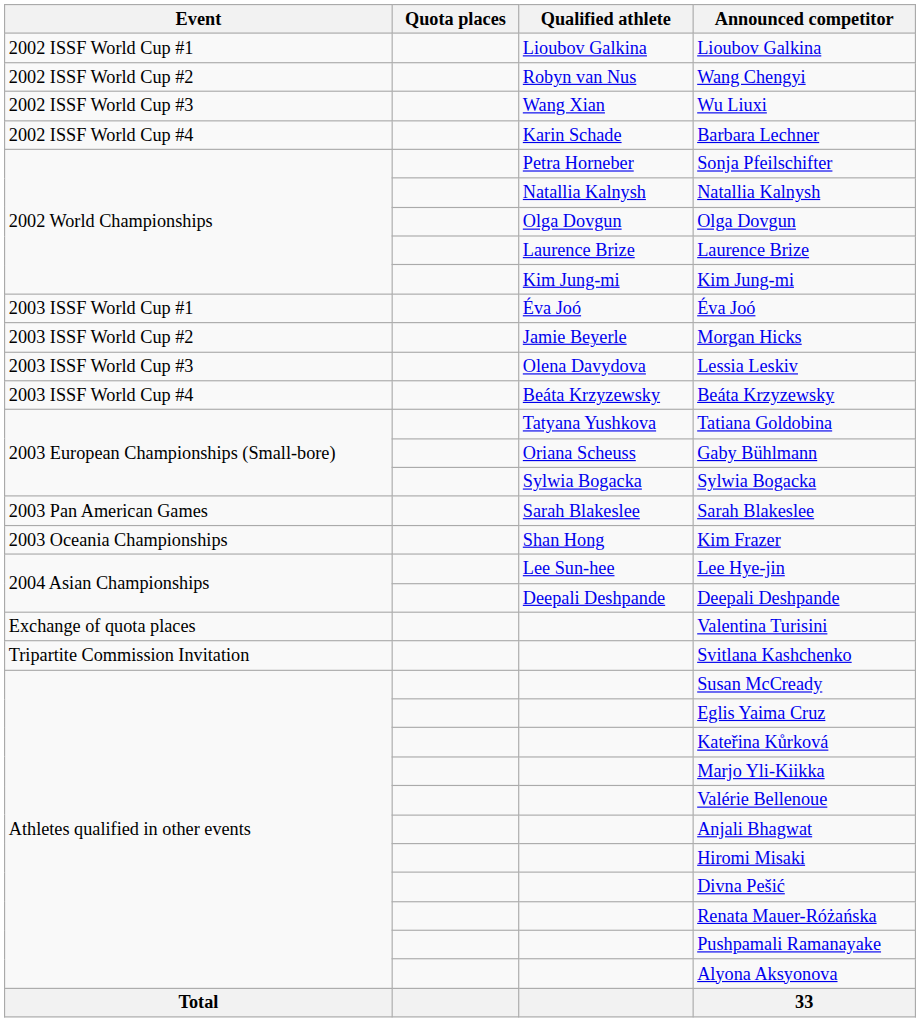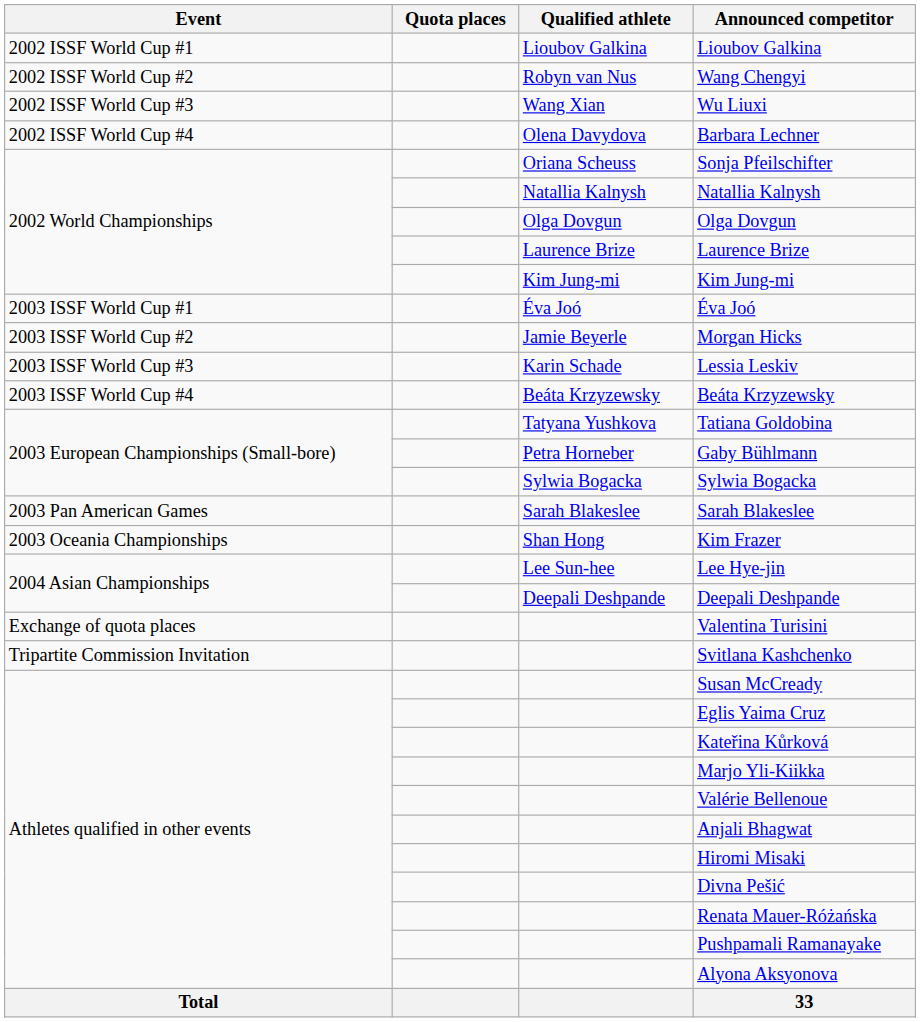(572, 134) Karin Schade -> (584, 134) Olena Davydova
(578, 163) Petra Horneber -> (579, 163) Oriana Scheuss
(584, 366) Olena Davydova -> (572, 366) Karin Schade
(579, 452) Oriana Scheuss -> (578, 452) Petra Horneber
